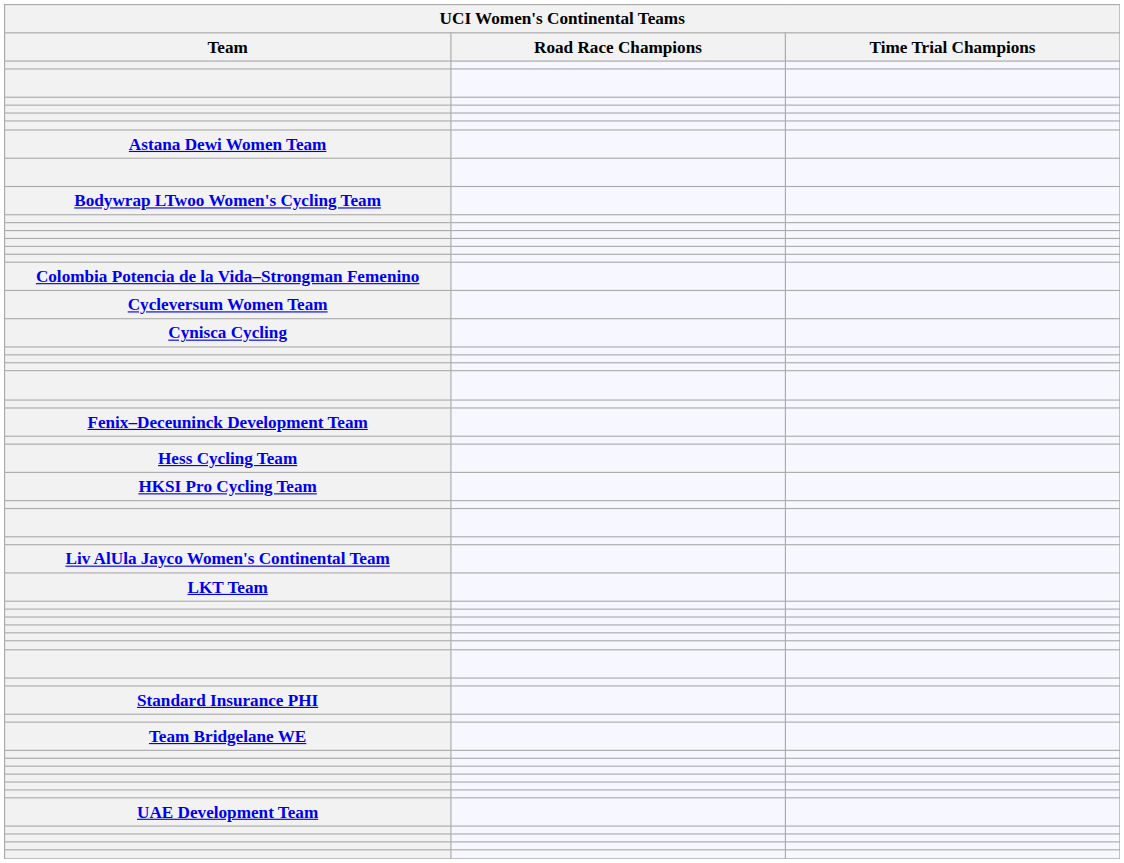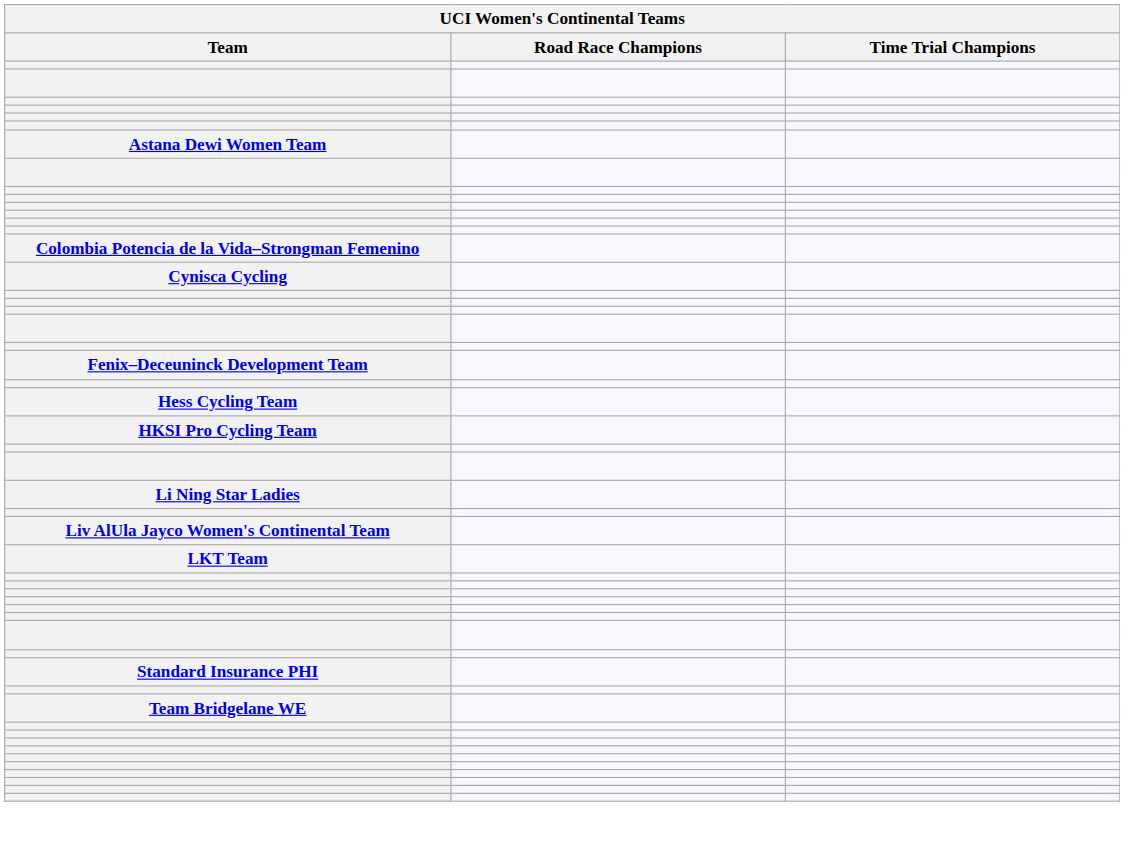- row: (228, 200)
- row: (228, 304)
+ row: (228, 494)
- row: (228, 812)
